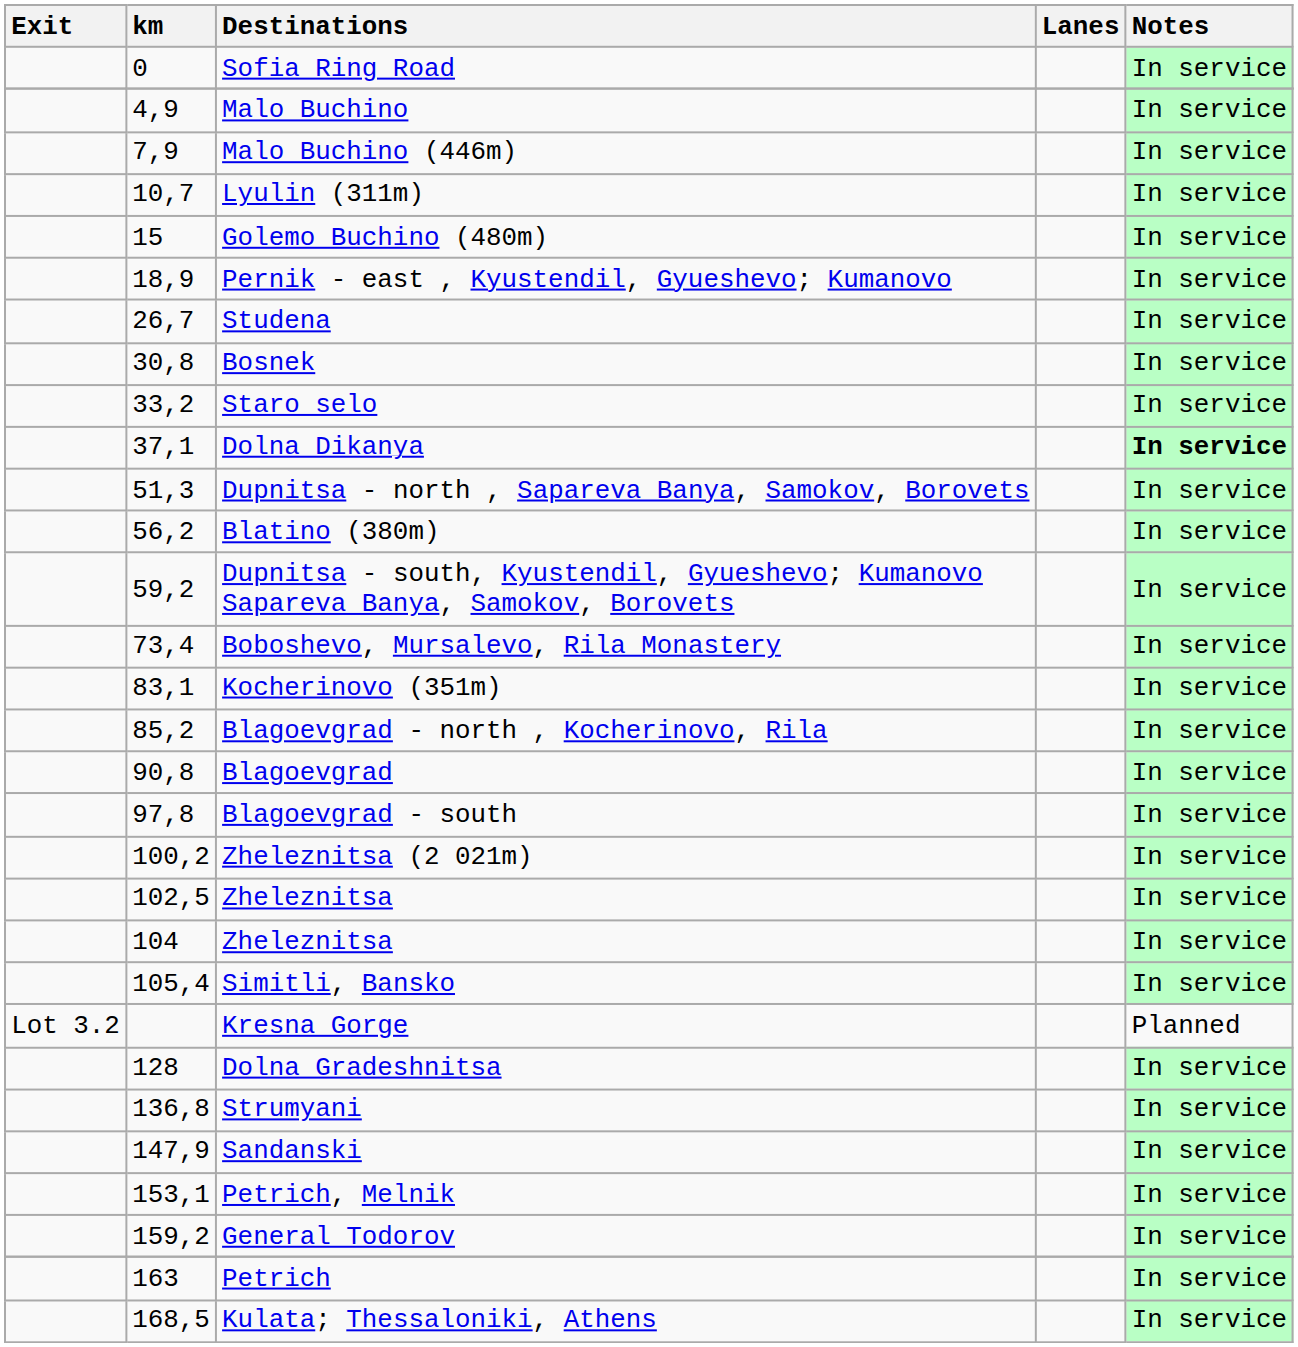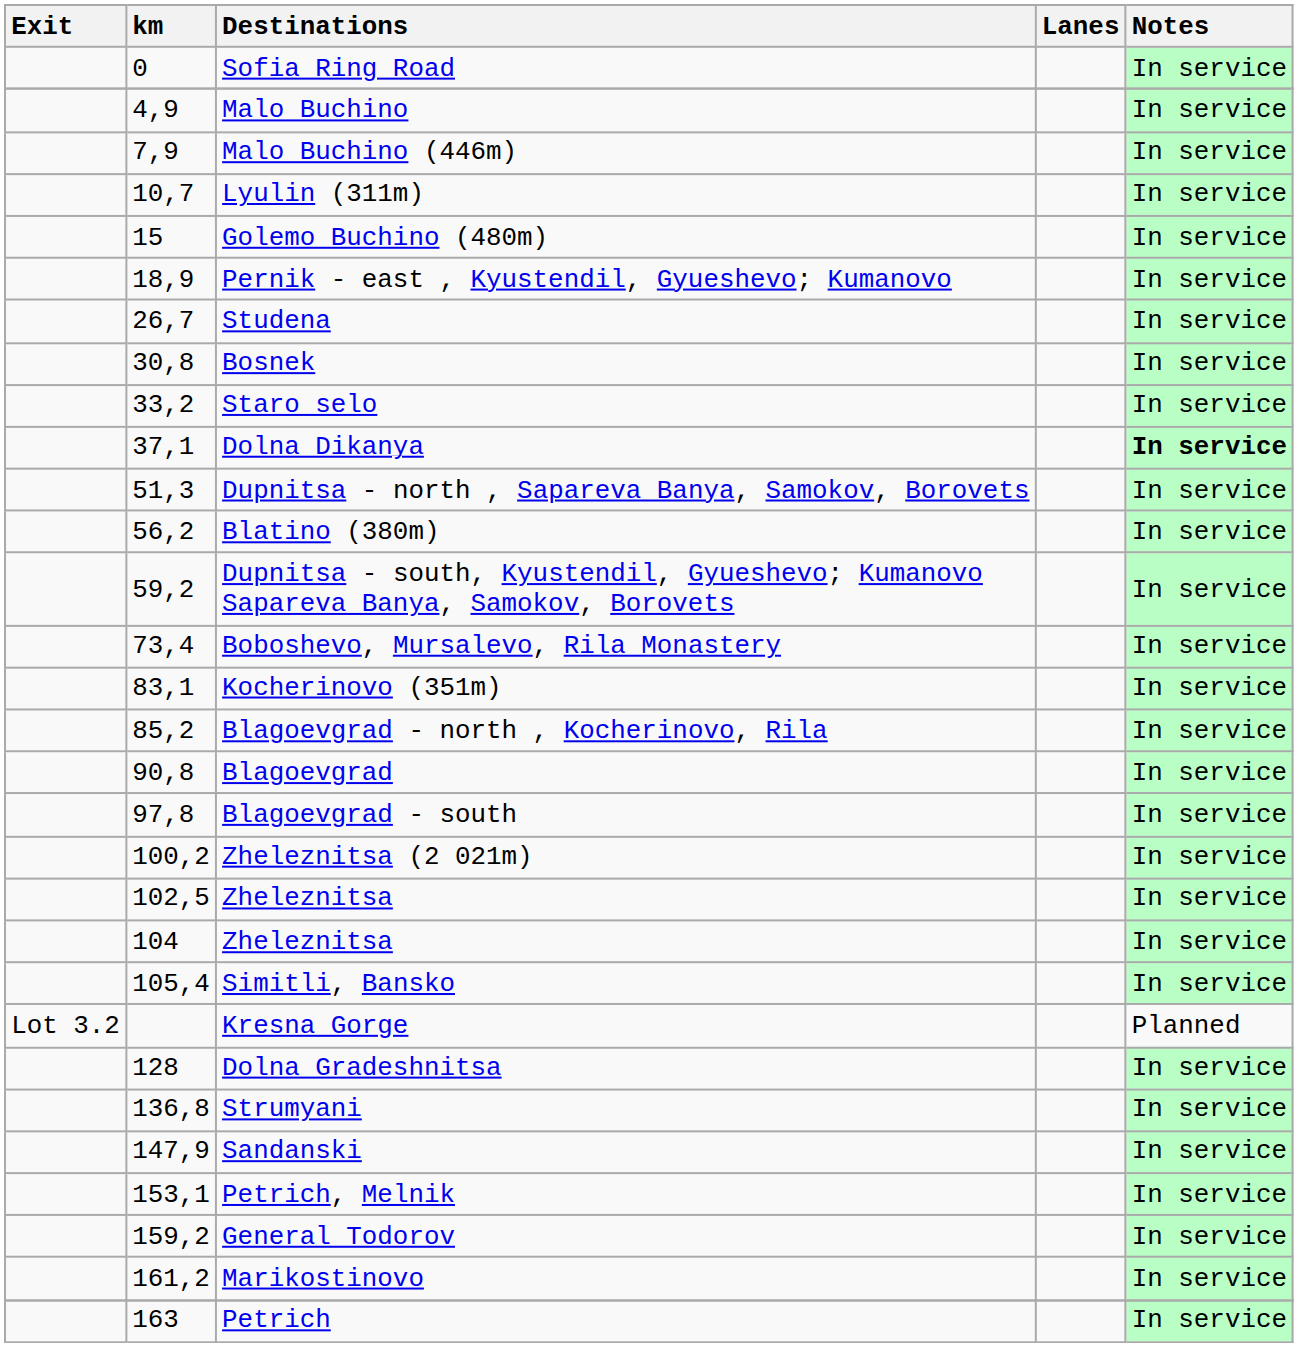+ row: (171, 1279)
- row: (171, 1321)
